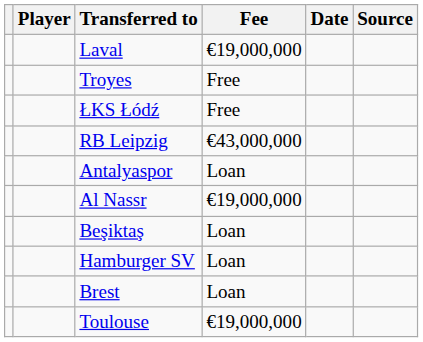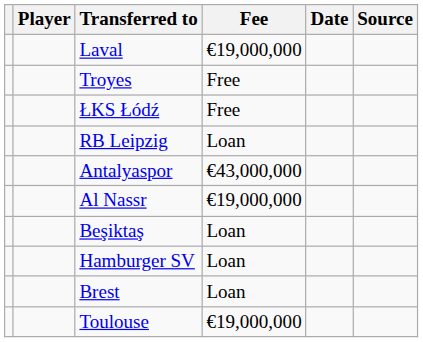(254, 140) €43,000,000 -> (226, 140) Loan
(226, 170) Loan -> (254, 170) €43,000,000
